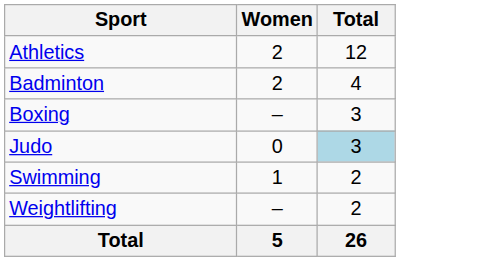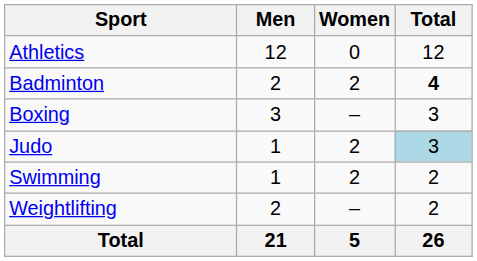+ column: (276, 20)
(277, 51) 2 -> (355, 51) 0
(356, 83) normal -> (433, 83) bold
(277, 146) 0 -> (355, 146) 2
(277, 177) 1 -> (355, 177) 2
